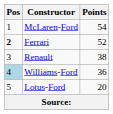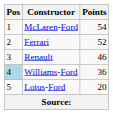(9, 42) bold -> (9, 42) normal
(102, 57) 38 -> (102, 57) 46
